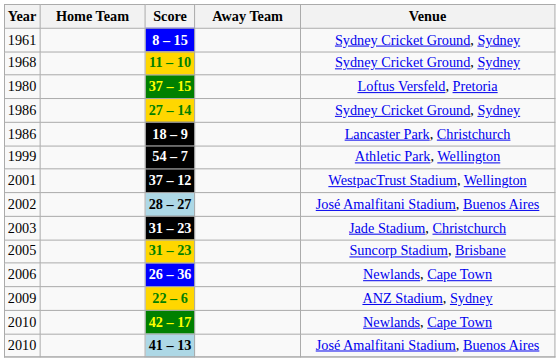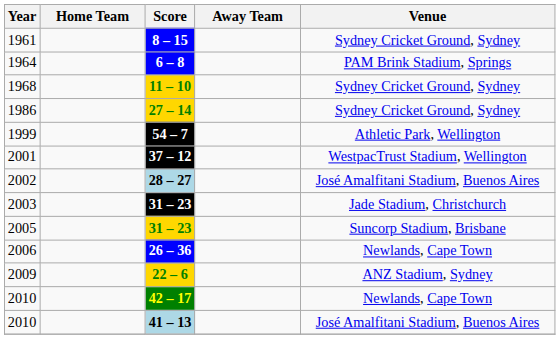+ row: (22, 63)
- row: (22, 87)
- row: (22, 134)
